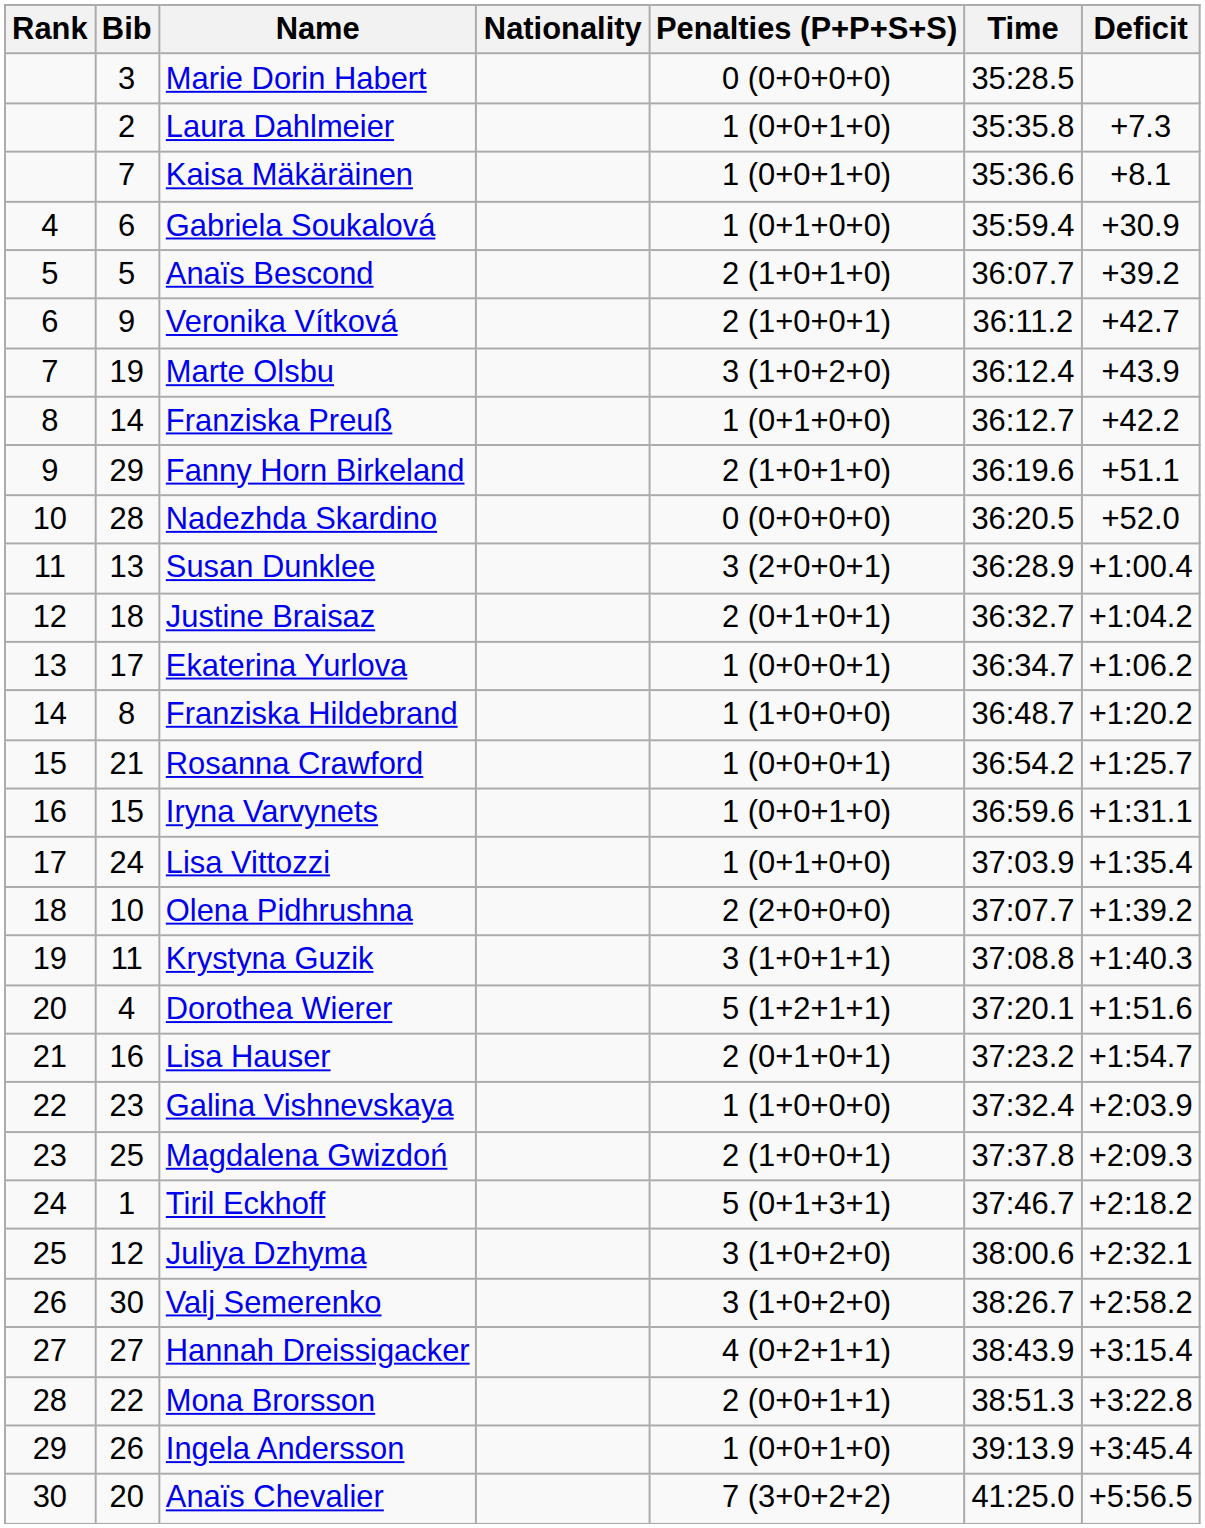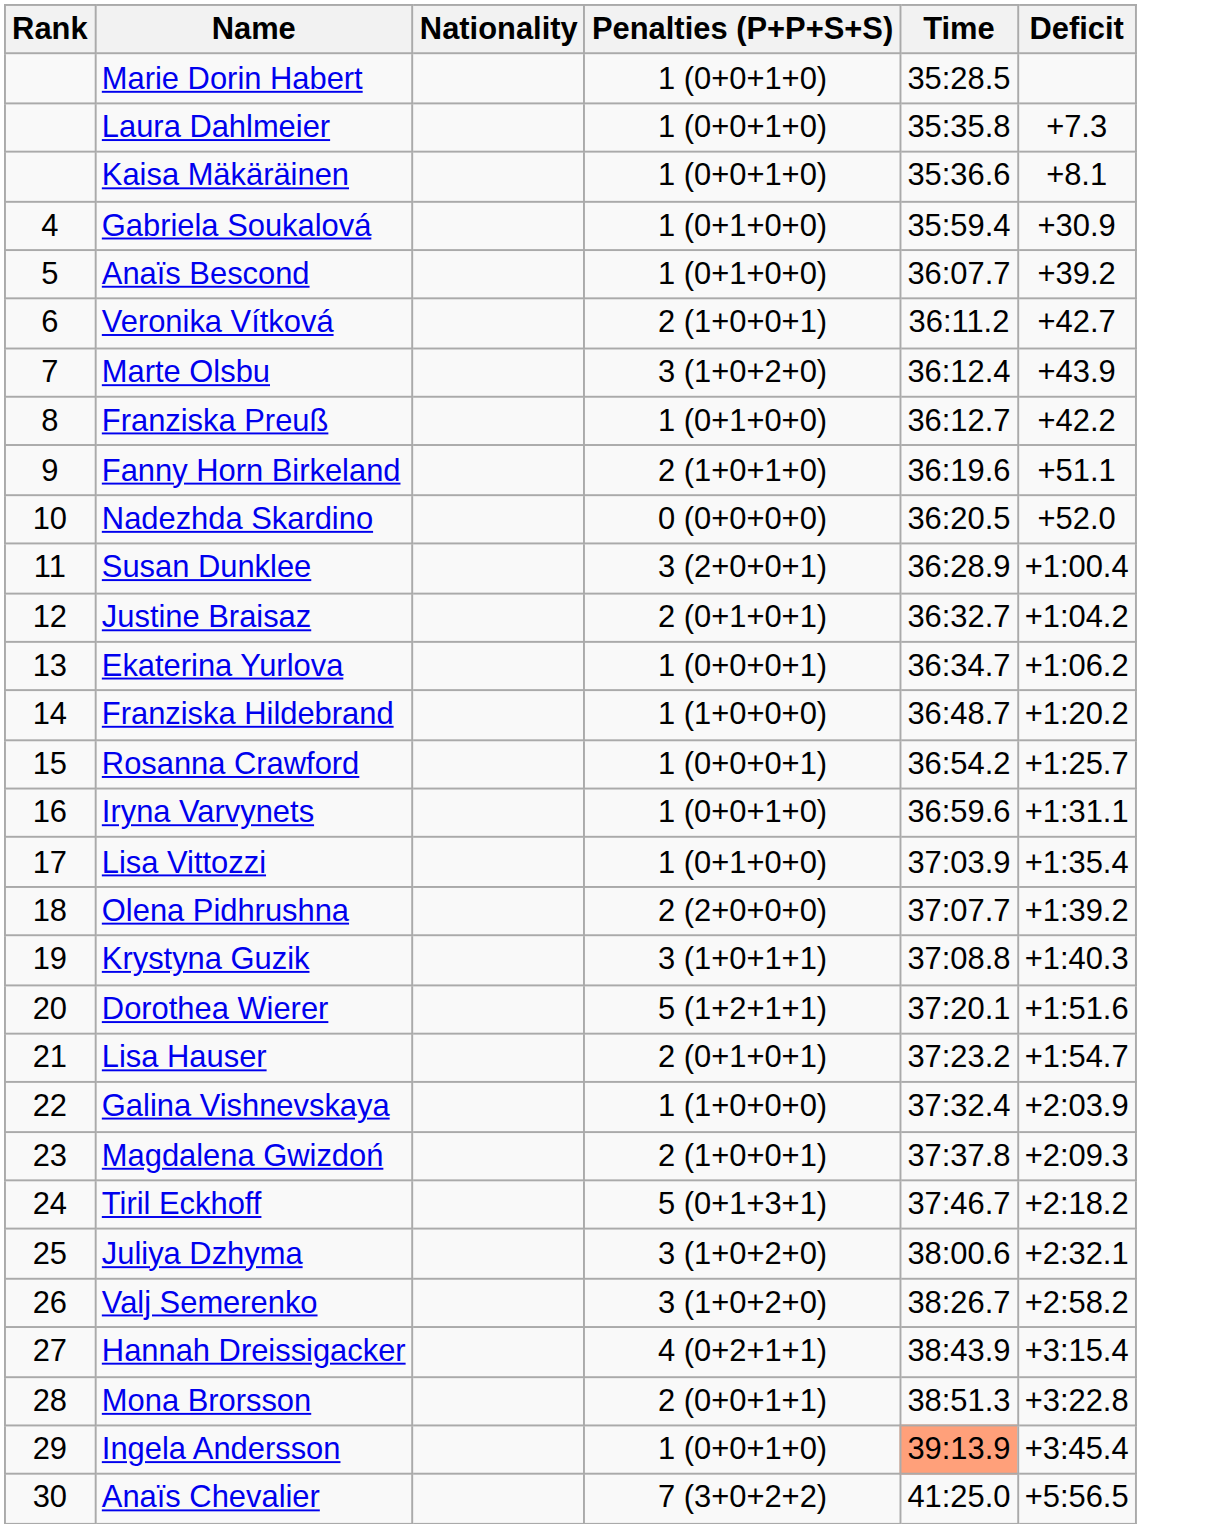- column: (127, 28)
(807, 77) 0 (0+0+0+0) -> (743, 77) 1 (0+0+1+0)
(807, 273) 2 (1+0+1+0) -> (743, 273) 1 (0+1+0+0)
(1023, 1449) no background -> (959, 1449) lightsalmon background
